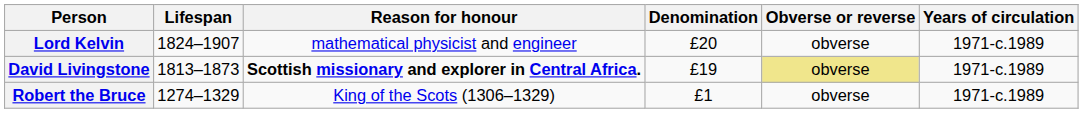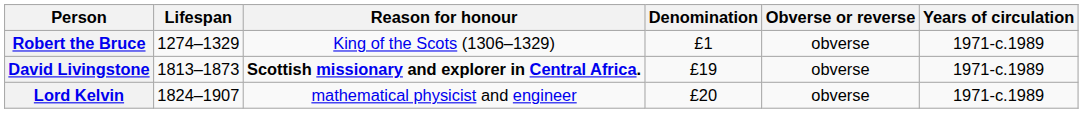rows swapped: (79, 96) <-> (79, 44)
(840, 70) khaki background -> (840, 70) no background
